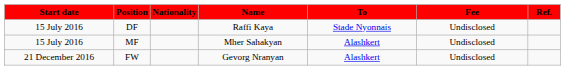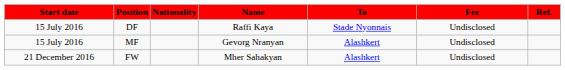(253, 42) Mher Sahakyan -> (253, 42) Gevorg Nranyan
(253, 58) Gevorg Nranyan -> (253, 58) Mher Sahakyan
